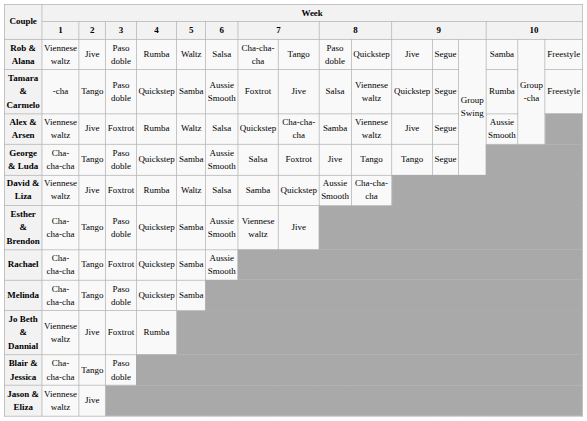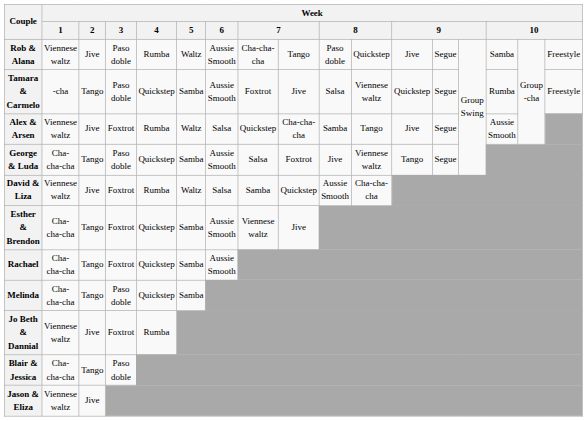(222, 54) Salsa -> (222, 54) Aussie Smooth
(371, 128) Viennese waltz -> (371, 128) Tango
(371, 159) Tango -> (371, 159) Viennese waltz
(121, 227) Paso doble -> (121, 227) Foxtrot
